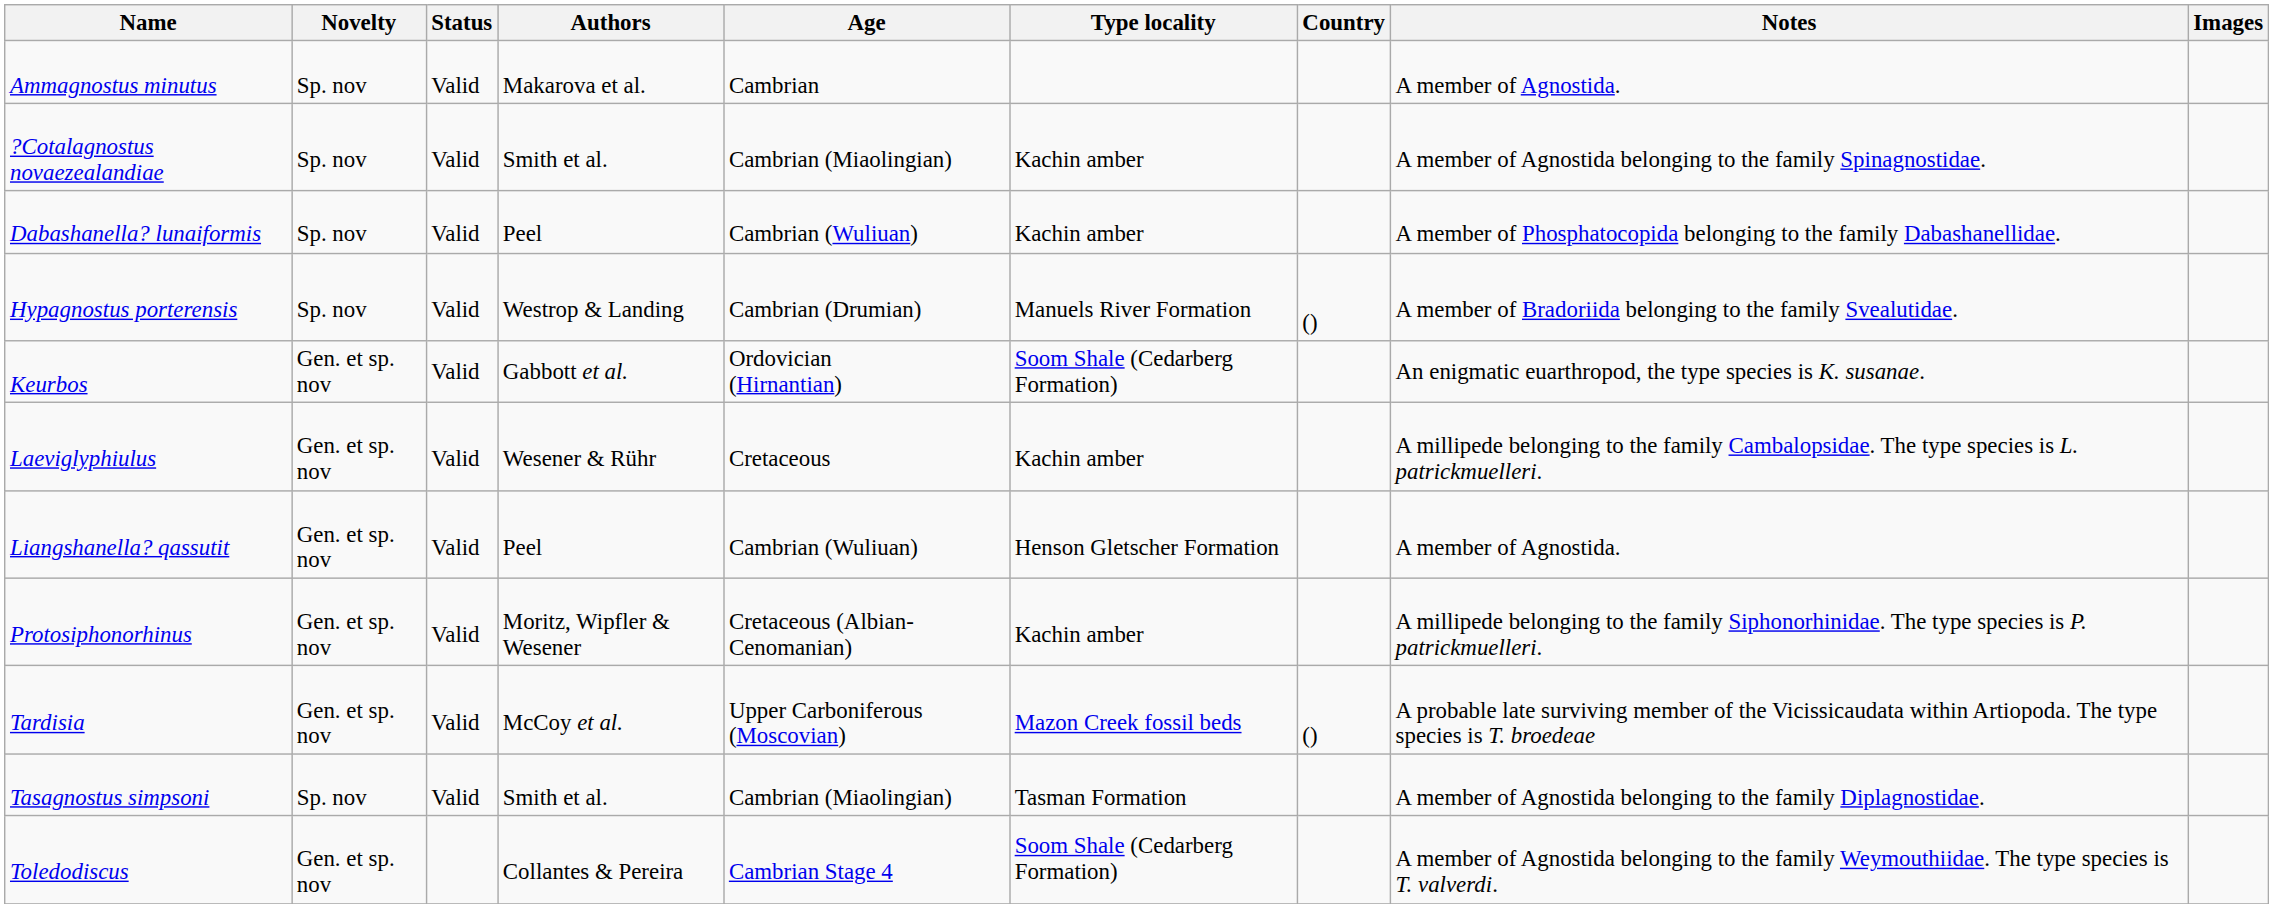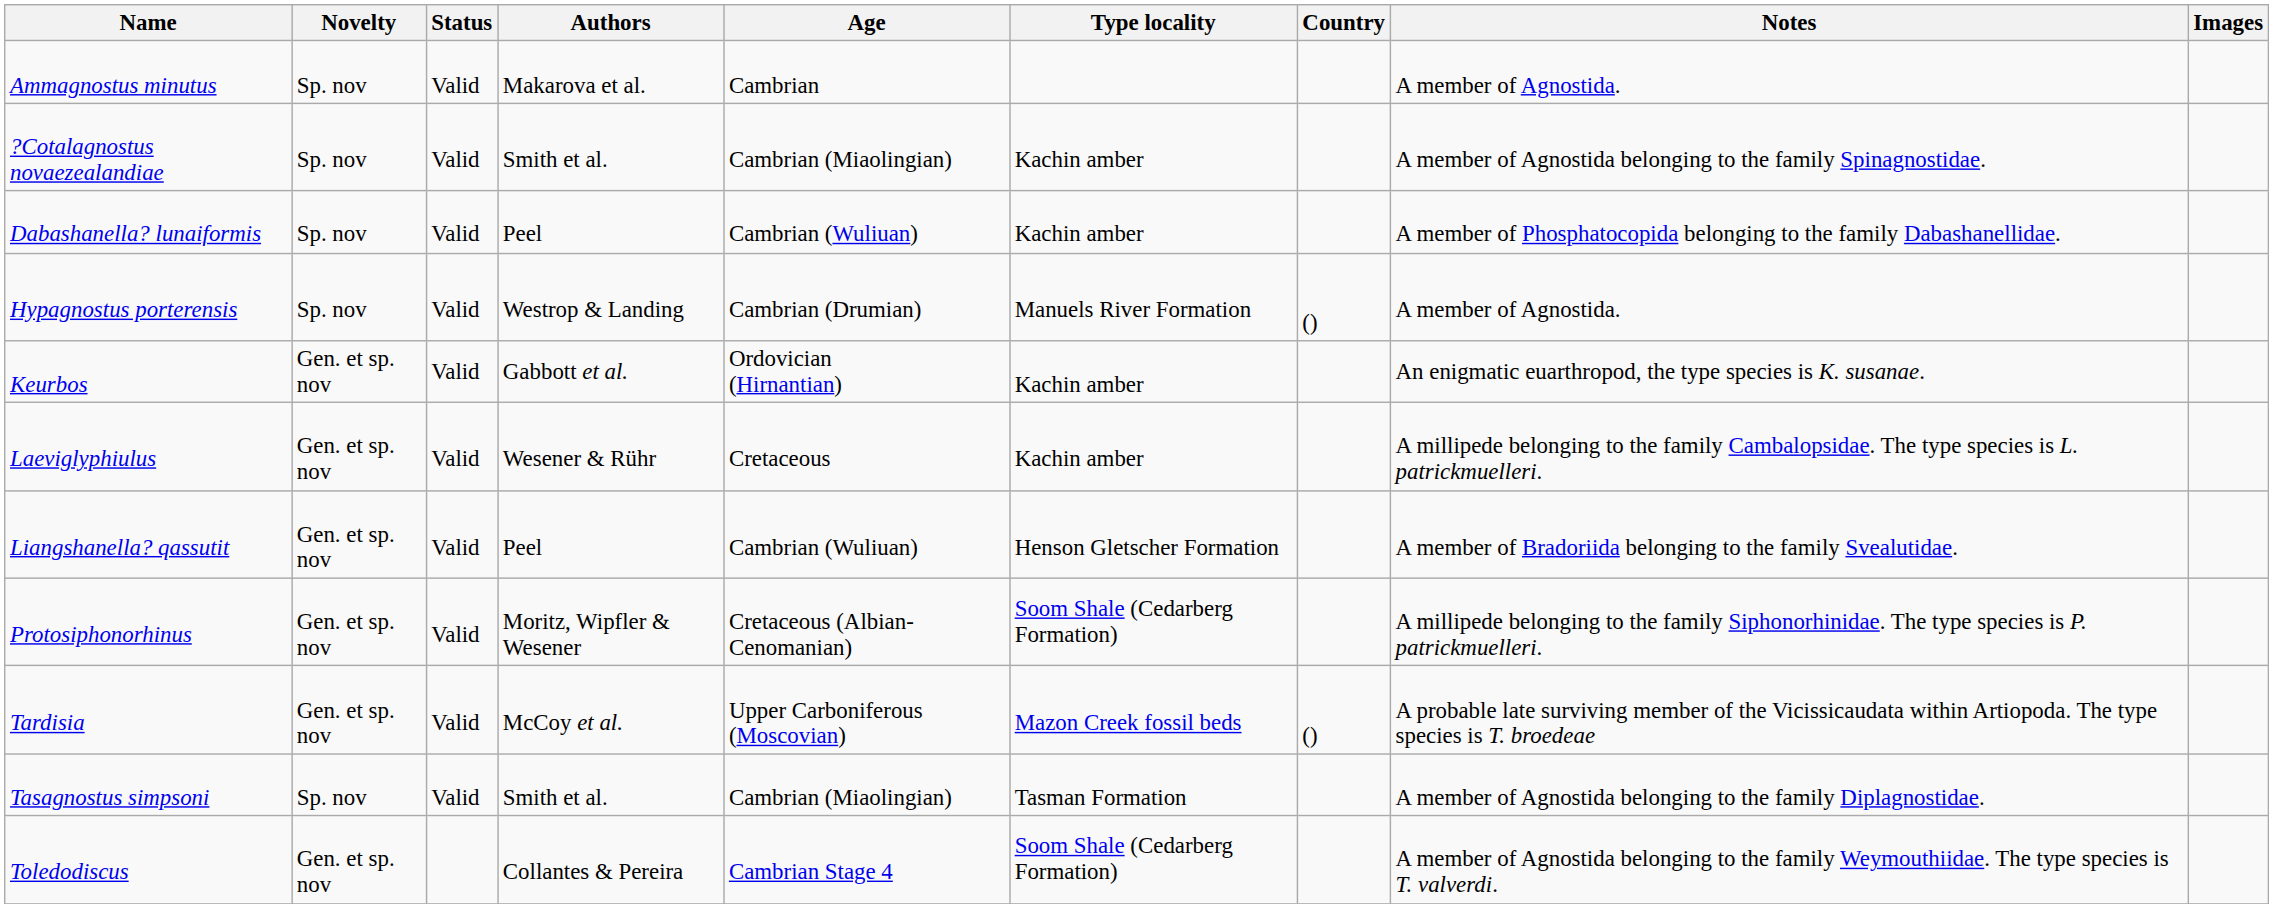(1677, 309) A member of Bradoriida belonging to the family Svealutidae. -> (1508, 309) A member of Agnostida.
(1124, 371) Soom Shale (Cedarberg Formation) -> (1079, 384) Kachin amber
(1508, 546) A member of Agnostida. -> (1677, 546) A member of Bradoriida belonging to the family Svealutidae.
(1079, 634) Kachin amber -> (1124, 621) Soom Shale (Cedarberg Formation)
